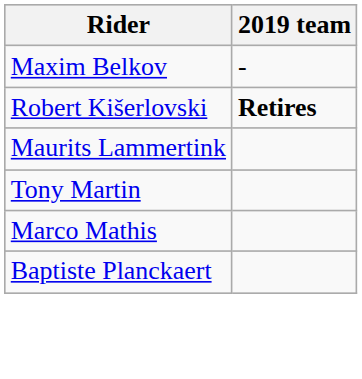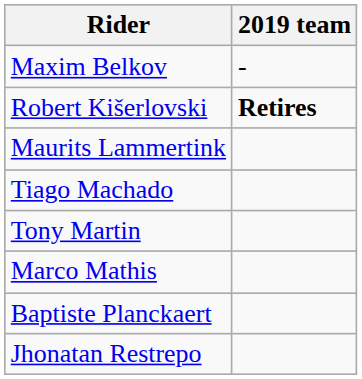+ row: (92, 189)
+ row: (106, 353)
